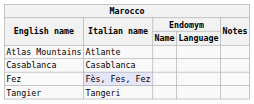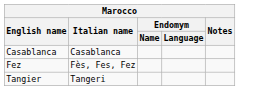- row: (44, 52)
(118, 79) lavender background -> (103, 65) no background
